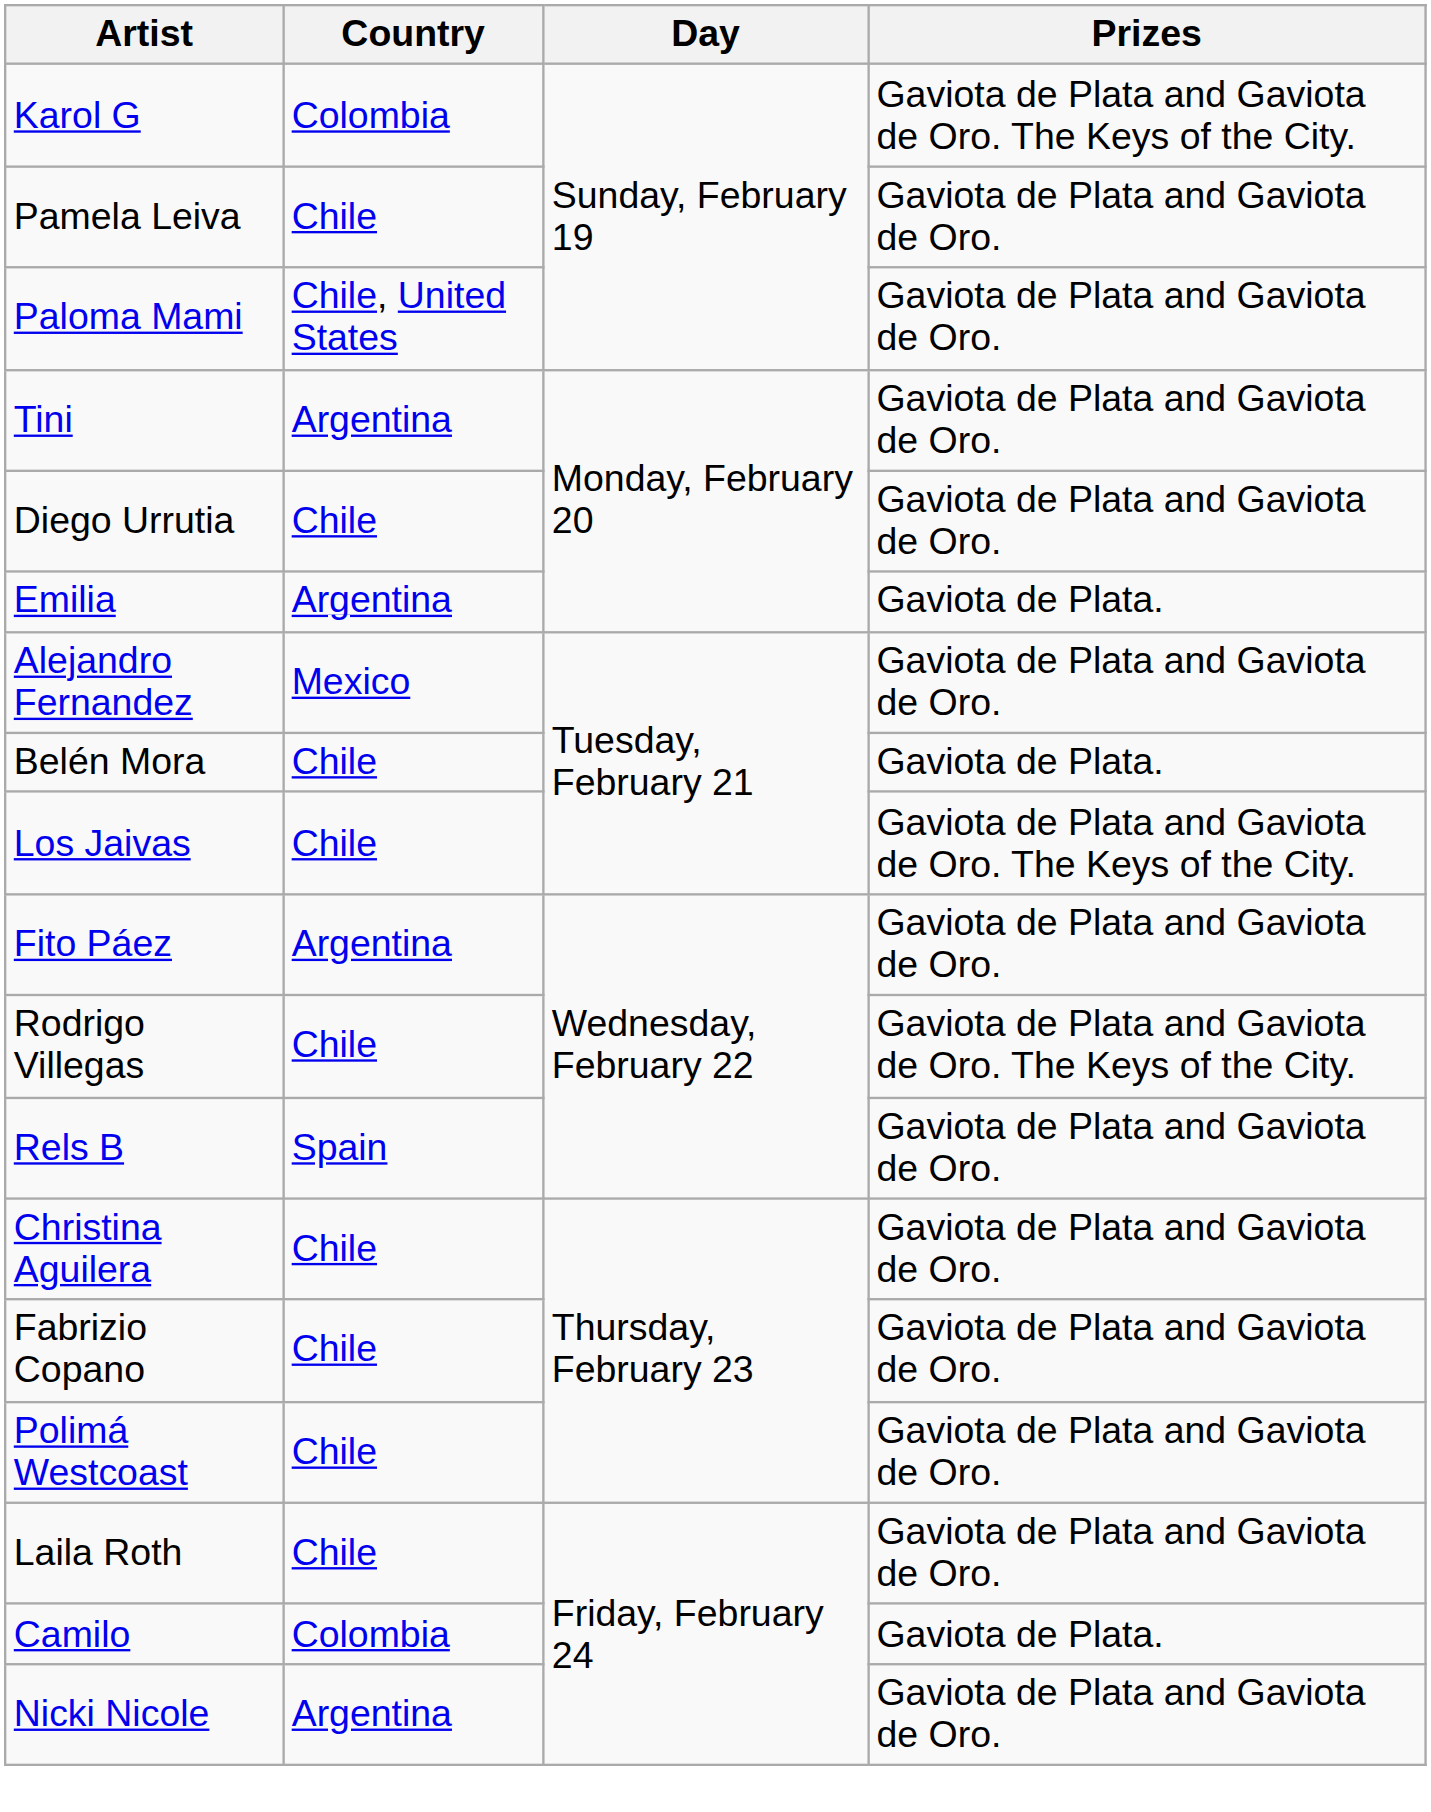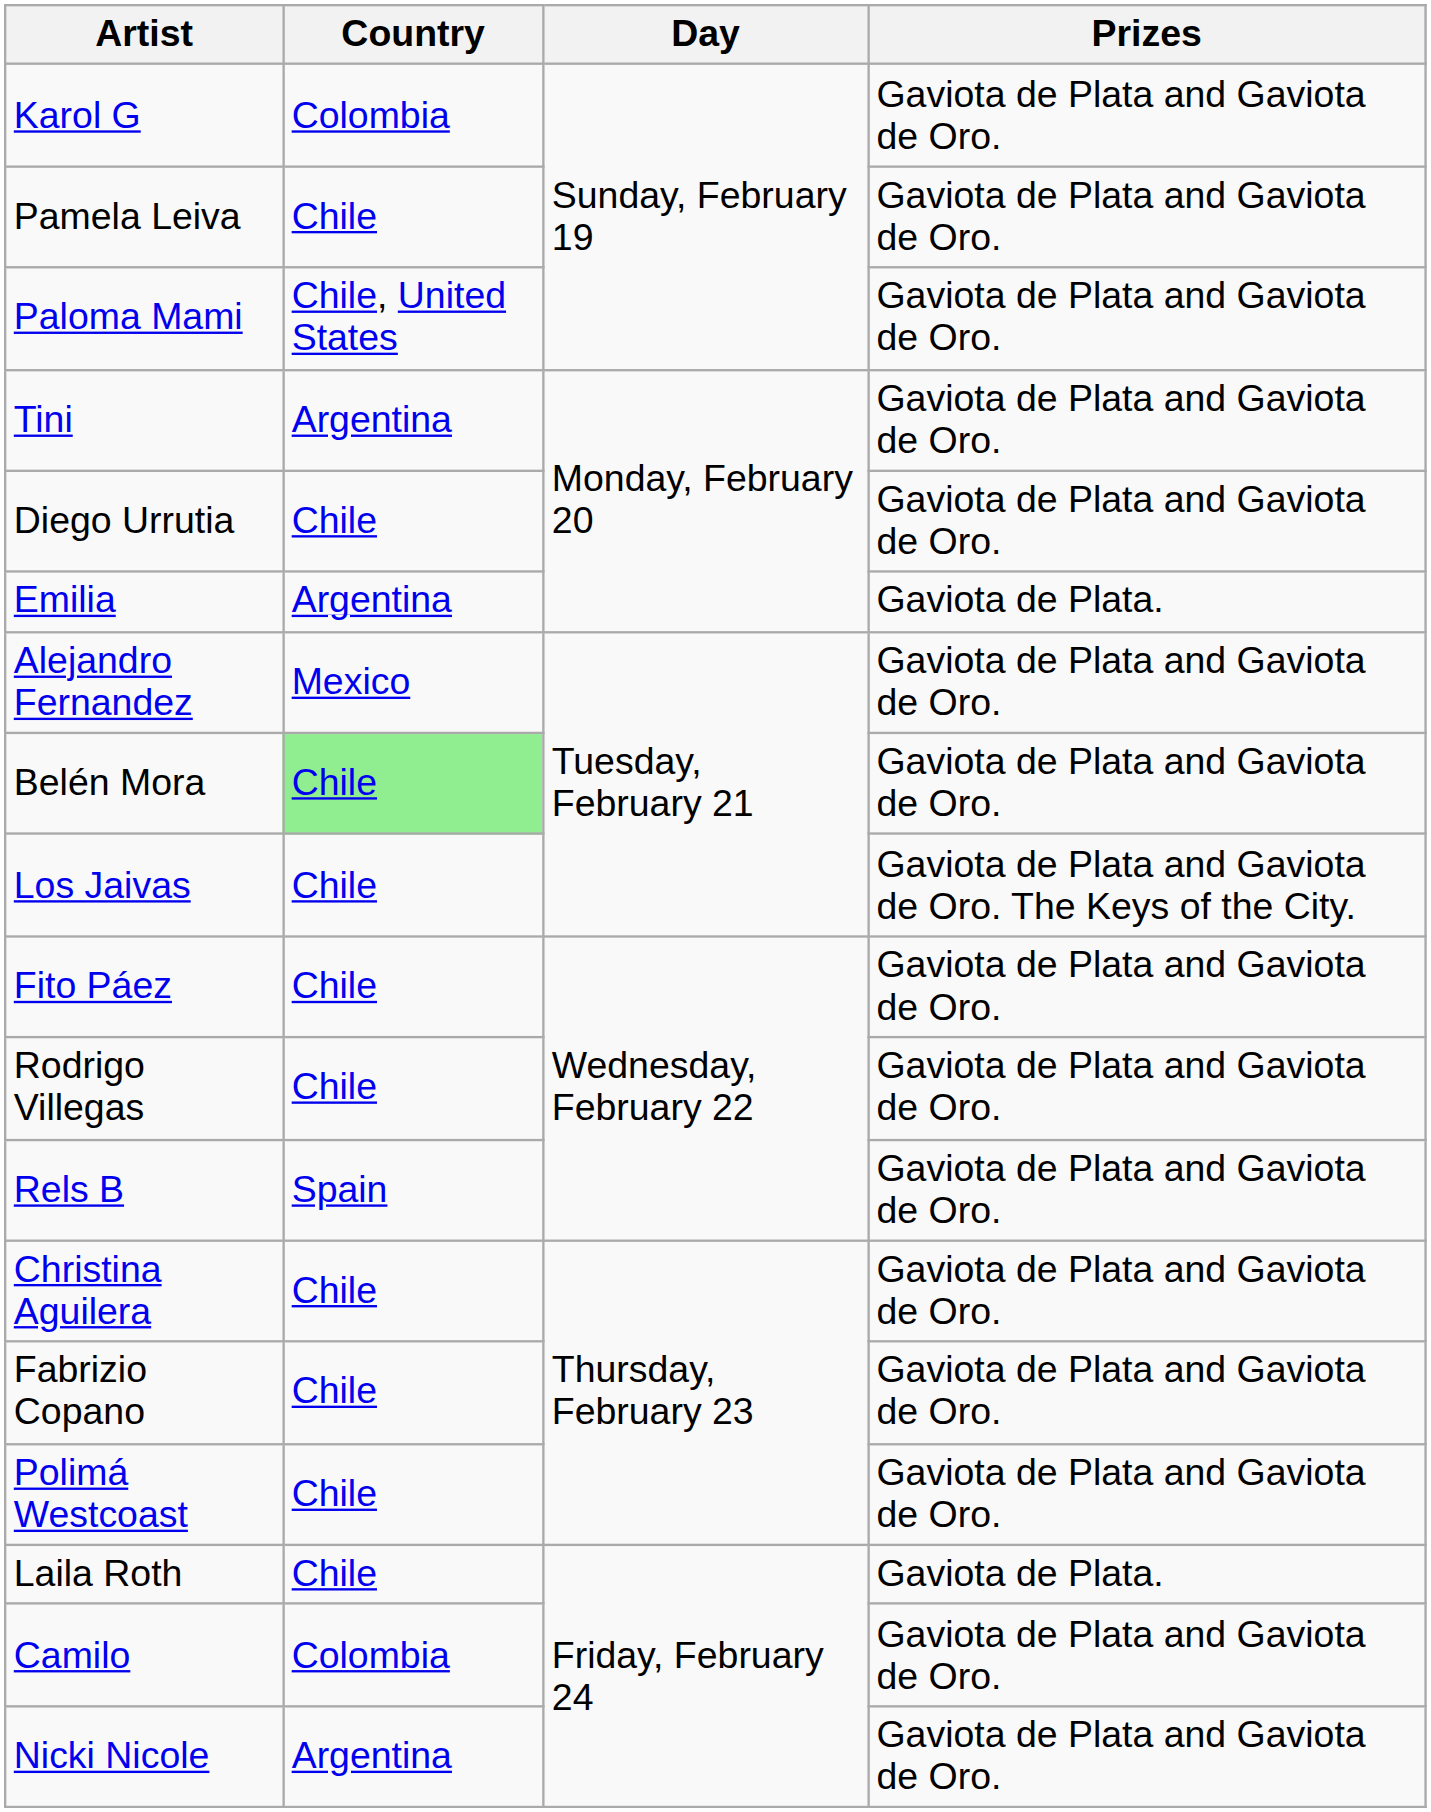(1121, 114) Gaviota de Plata and Gaviota de Oro. The Keys of the City. -> (1121, 114) Gaviota de Plata and Gaviota de Oro.
(334, 761) no background -> (334, 782) lightgreen background
(1020, 761) Gaviota de Plata. -> (1121, 782) Gaviota de Plata and Gaviota de Oro.
(372, 943) Argentina -> (334, 985) Chile
(1121, 1045) Gaviota de Plata and Gaviota de Oro. The Keys of the City. -> (1121, 1087) Gaviota de Plata and Gaviota de Oro.
(1121, 1552) Gaviota de Plata and Gaviota de Oro. -> (1020, 1573) Gaviota de Plata.
(1020, 1633) Gaviota de Plata. -> (1121, 1654) Gaviota de Plata and Gaviota de Oro.
